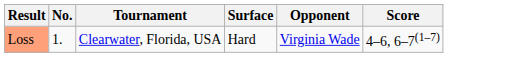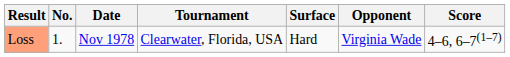+ column: (107, 15)
